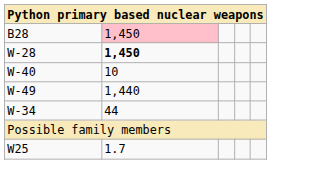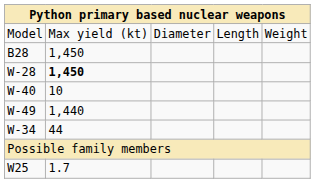+ row: (25, 33)
(122, 33) pink background -> (66, 53) no background
